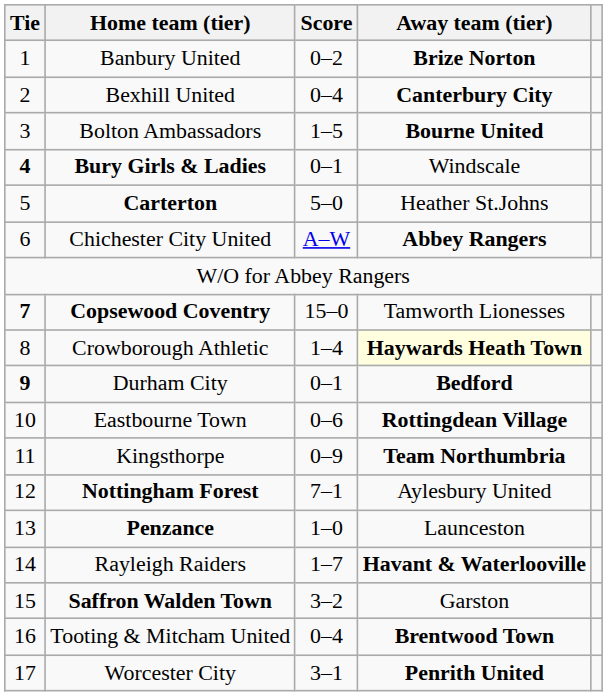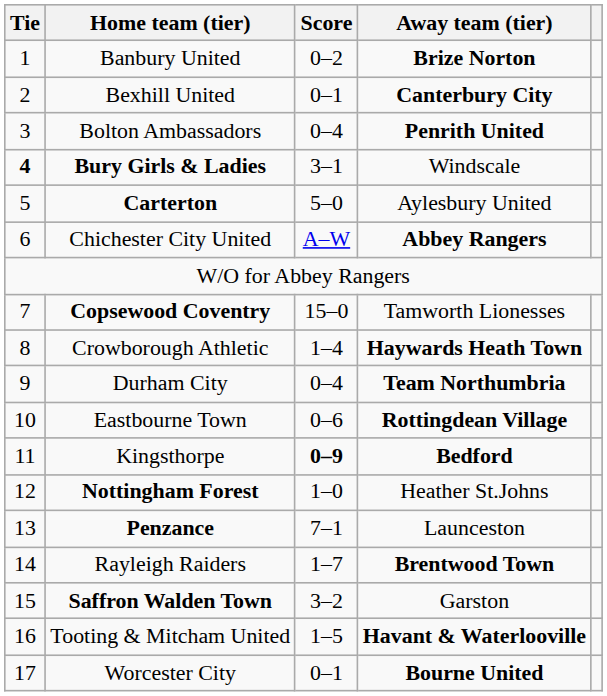(326, 94) 0–4 -> (326, 94) 0–1
(326, 130) 1–5 -> (326, 130) 0–4
(474, 130) Bourne United -> (474, 130) Penrith United
(326, 166) 0–1 -> (326, 166) 3–1
(474, 202) Heather St.Johns -> (474, 202) Aylesbury United
(25, 311) bold -> (25, 311) normal
(474, 347) lightyellow background -> (474, 347) no background
(25, 383) bold -> (25, 383) normal
(326, 383) 0–1 -> (326, 383) 0–4
(474, 383) Bedford -> (474, 383) Team Northumbria
(326, 455) normal -> (326, 455) bold
(474, 455) Team Northumbria -> (474, 455) Bedford
(326, 491) 7–1 -> (326, 491) 1–0
(474, 491) Aylesbury United -> (474, 491) Heather St.Johns
(326, 527) 1–0 -> (326, 527) 7–1
(474, 564) Havant & Waterlooville -> (474, 564) Brentwood Town
(326, 636) 0–4 -> (326, 636) 1–5
(474, 636) Brentwood Town -> (474, 636) Havant & Waterlooville
(326, 672) 3–1 -> (326, 672) 0–1
(474, 672) Penrith United -> (474, 672) Bourne United
